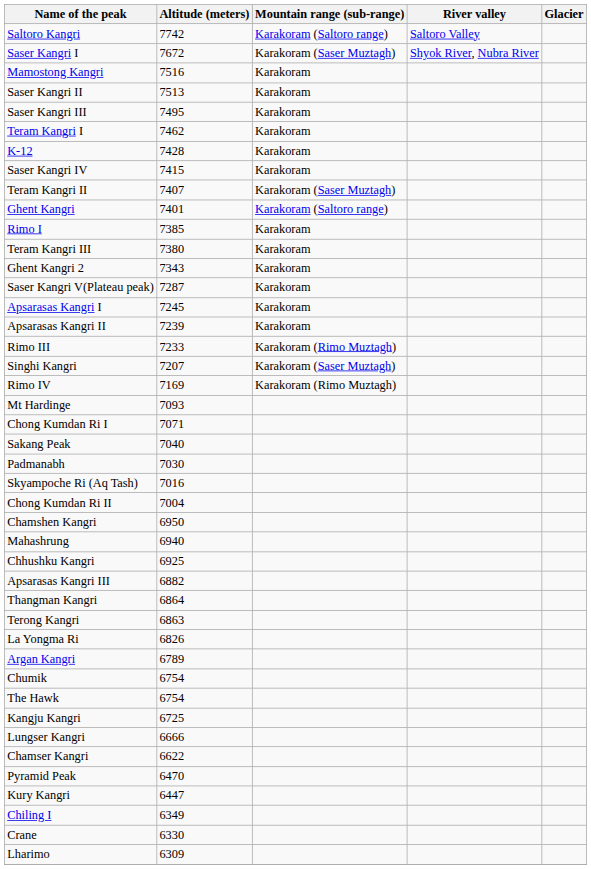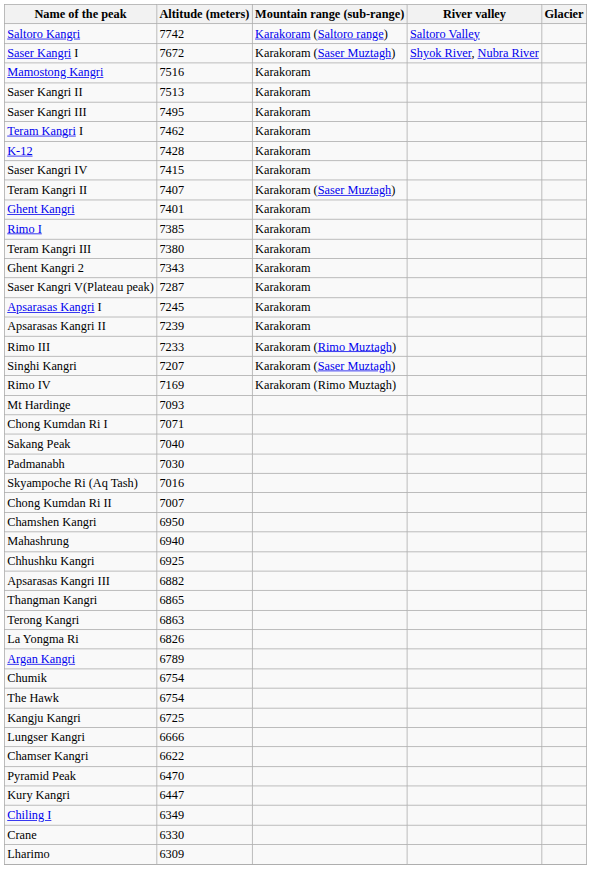(321, 209) Karakoram (Saltoro range) -> (283, 209) Karakoram
(172, 502) 7004 -> (172, 502) 7007
(172, 600) 6864 -> (172, 600) 6865
